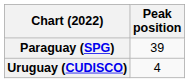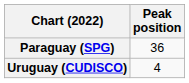(157, 48) 39 -> (157, 48) 36
